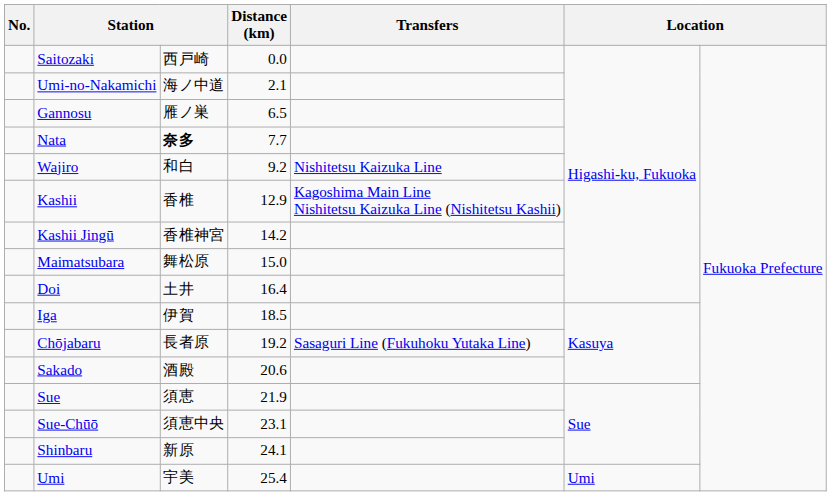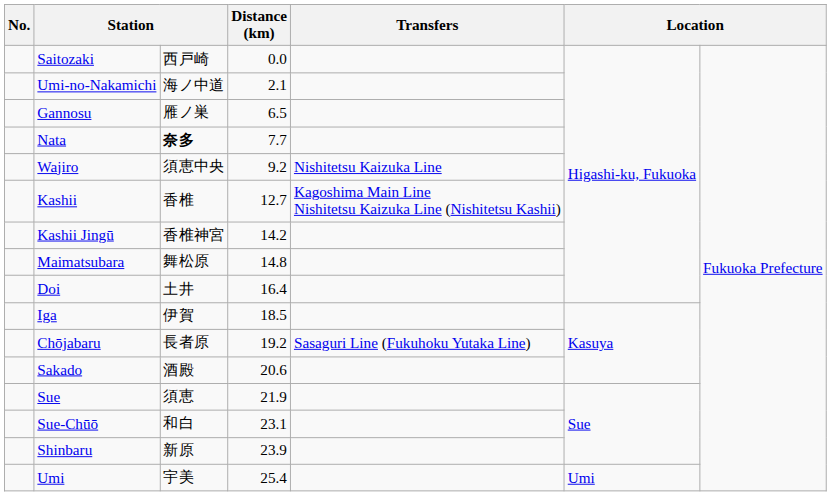(179, 166) 和白 -> (194, 166) 須恵中央
(274, 201) 12.9 -> (274, 201) 12.7
(274, 262) 15.0 -> (274, 262) 14.8
(194, 423) 須恵中央 -> (179, 423) 和白
(274, 450) 24.1 -> (274, 450) 23.9
